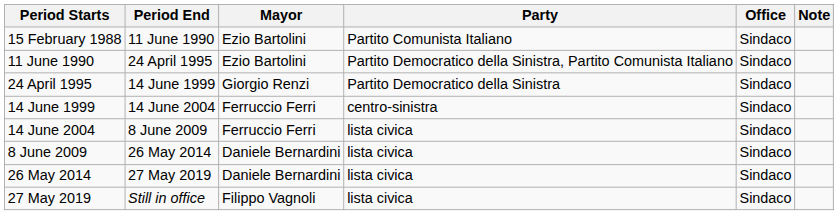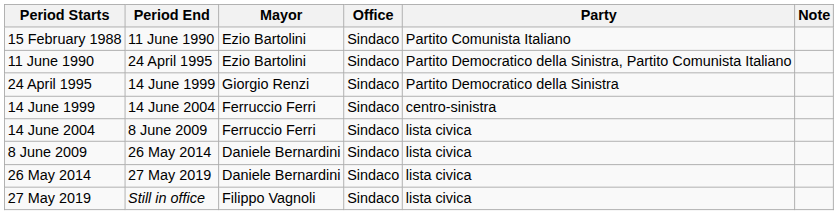columns swapped: (540, 15) <-> (766, 15)
